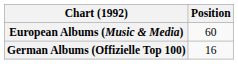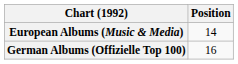(211, 31) 60 -> (211, 31) 14
